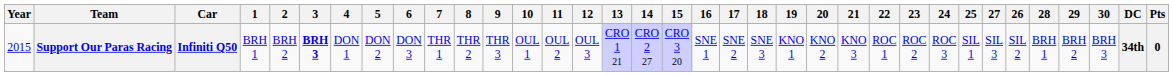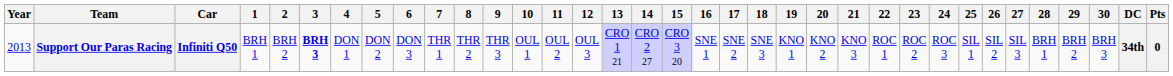columns swapped: (1018, 13) <-> (994, 13)
(19, 47) 2015 -> (19, 47) 2013
